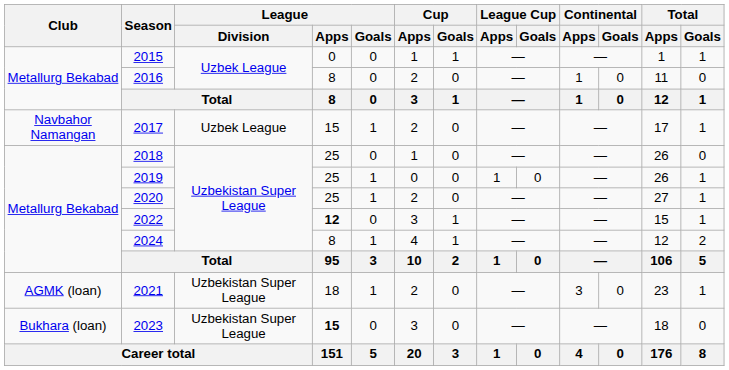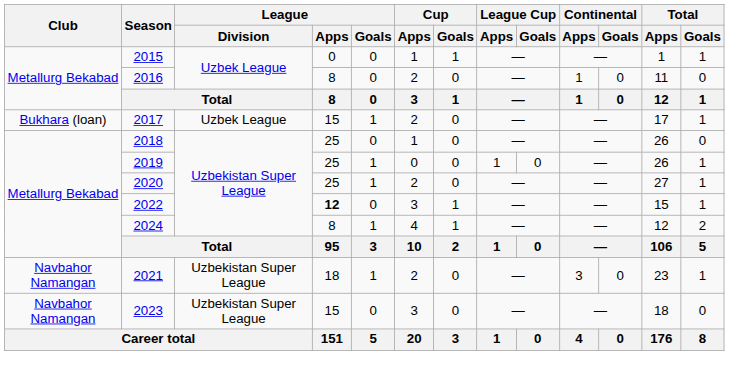(63, 127) Navbahor Namangan -> (63, 120) Bukhara (loan)
(63, 290) AGMK (loan) -> (63, 275) Navbahor Namangan
(63, 326) Bukhara (loan) -> (63, 311) Navbahor Namangan
(332, 326) bold -> (332, 311) normal
